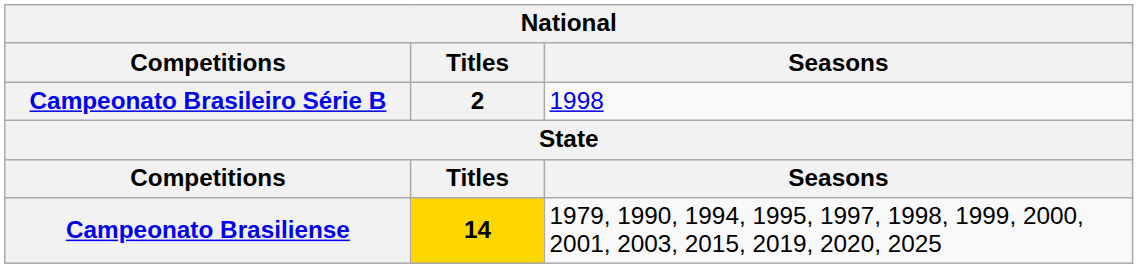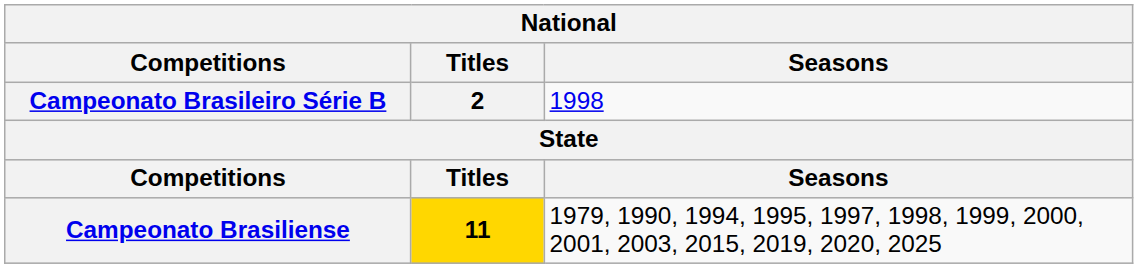(478, 230) 14 -> (478, 230) 11
